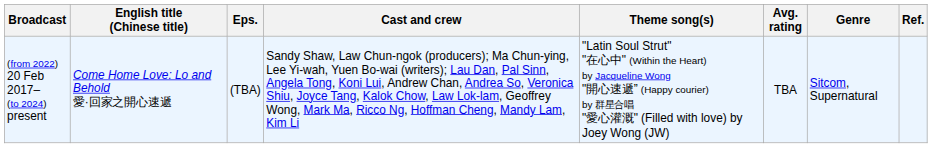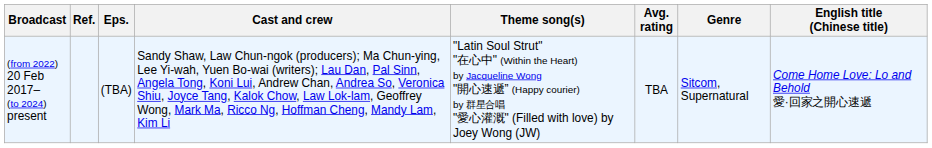columns swapped: (149, 20) <-> (913, 20)
